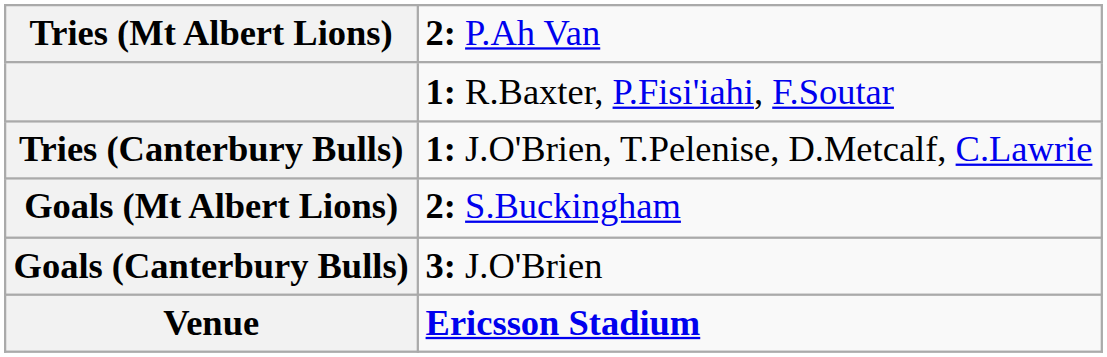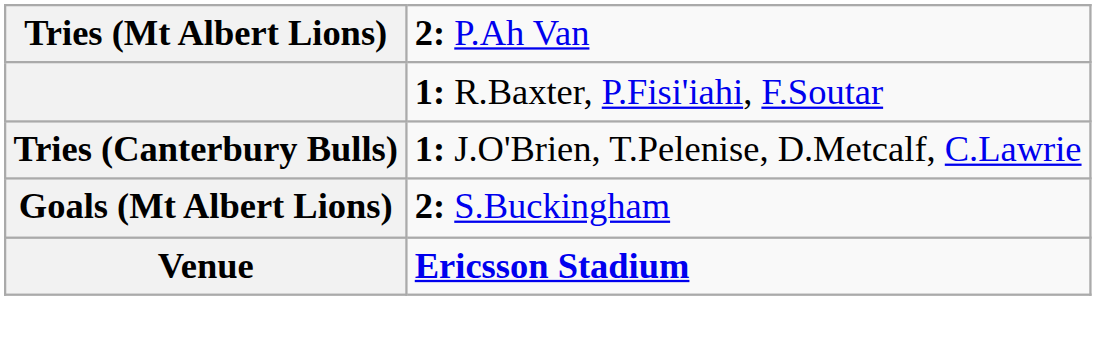- row: (211, 264)
